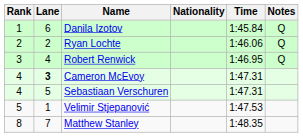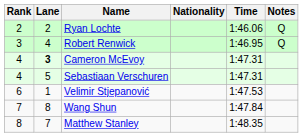- row: (93, 28)
(19, 108) 5 -> (19, 92) 6
+ row: (90, 108)
